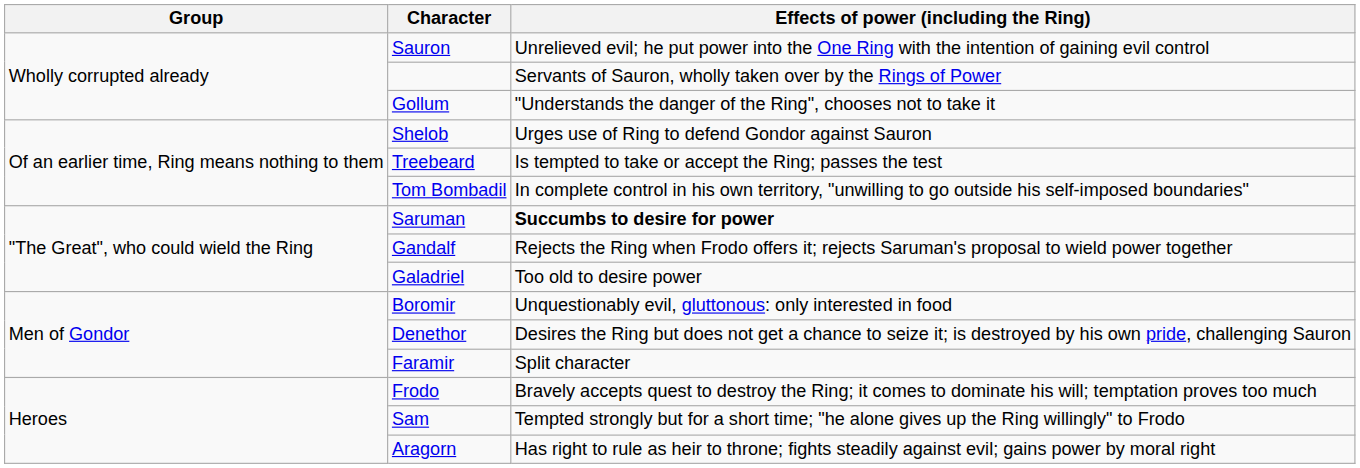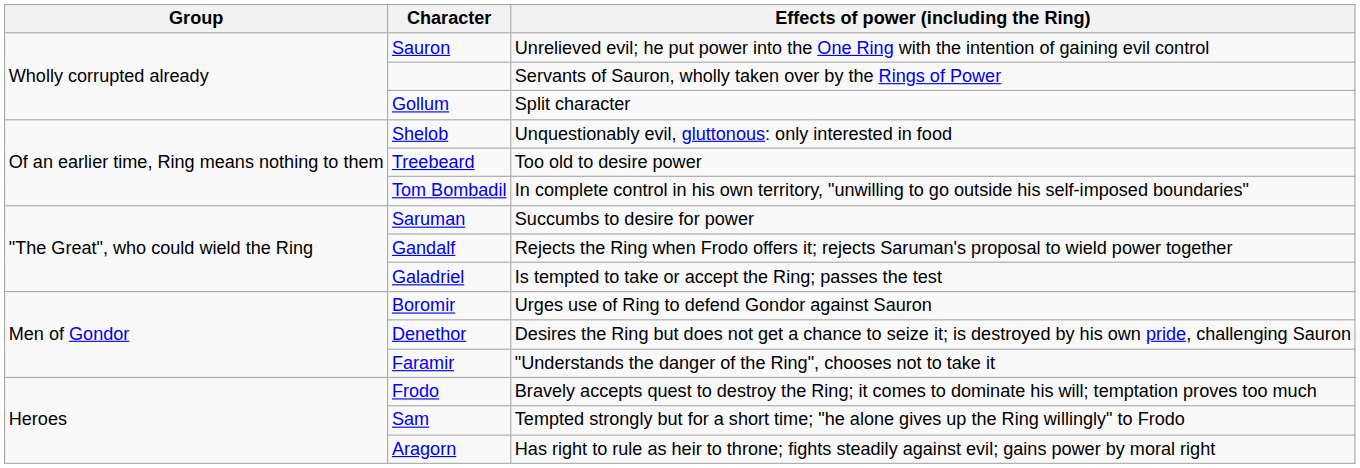(755, 104) "Understands the danger of the Ring", chooses not to take it -> (573, 104) Split character
(723, 133) Urges use of Ring to defend Gondor against Sauron -> (733, 133) Unquestionably evil, gluttonous: only interested in food
(728, 162) Is tempted to take or accept the Ring; passes the test -> (608, 162) Too old to desire power
(644, 219) bold -> (634, 219) normal
(608, 276) Too old to desire power -> (728, 276) Is tempted to take or accept the Ring; passes the test
(733, 305) Unquestionably evil, gluttonous: only interested in food -> (723, 305) Urges use of Ring to defend Gondor against Sauron
(573, 362) Split character -> (755, 362) "Understands the danger of the Ring", chooses not to take it
